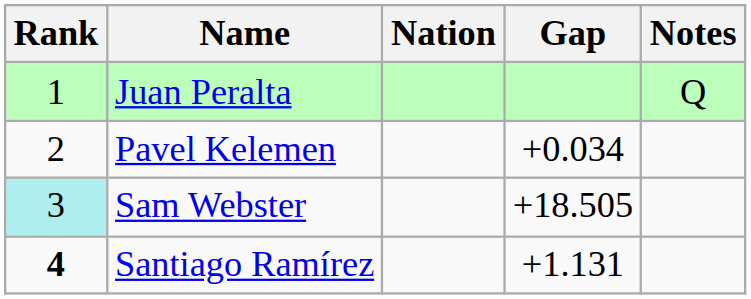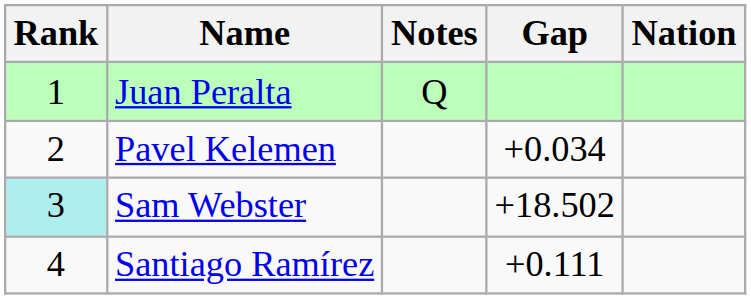columns swapped: (443, 33) <-> (693, 33)
(573, 206) +18.505 -> (555, 206) +18.502
(56, 263) bold -> (56, 263) normal
(573, 263) +1.131 -> (555, 263) +0.111
